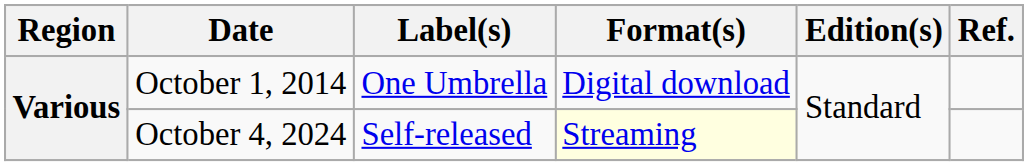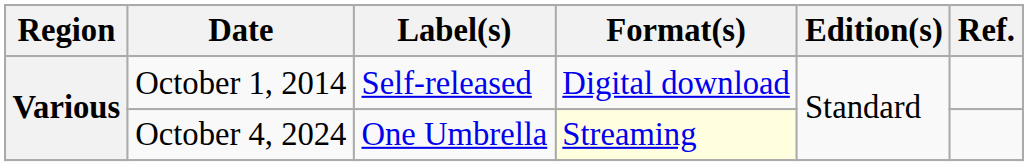(454, 82) One Umbrella -> (447, 82) Self-released
(447, 133) Self-released -> (454, 133) One Umbrella
